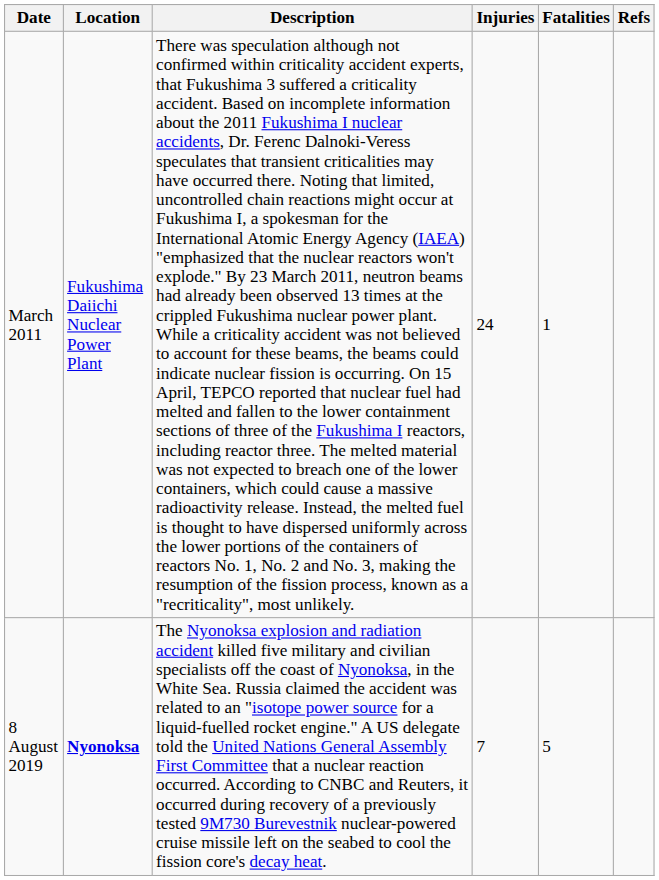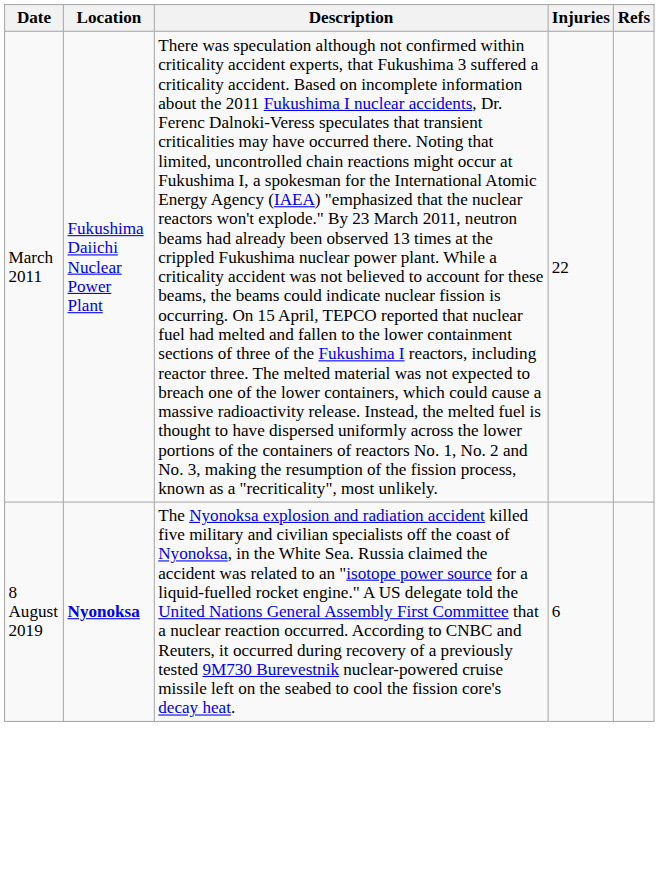- column: (576, 18)
(485, 324) 24 -> (560, 266) 22
(481, 746) 7 -> (556, 611) 6
